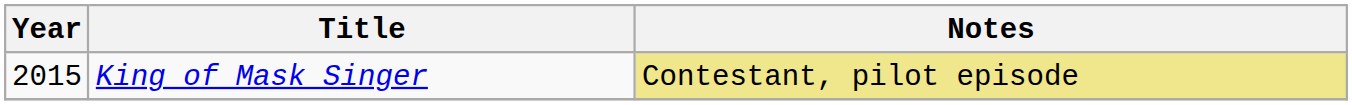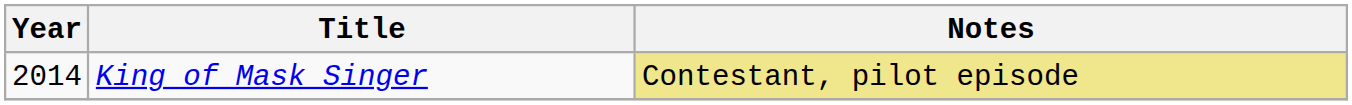(47, 76) 2015 -> (47, 76) 2014
